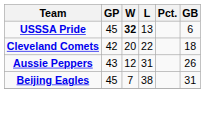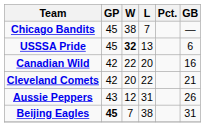+ row: (53, 30)
+ row: (53, 63)
(190, 47) 18 -> (190, 80) 21
(112, 80) normal -> (112, 114) bold
